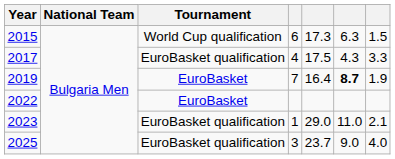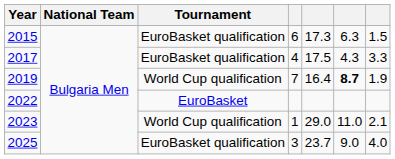(213, 36) World Cup qualification -> (213, 36) EuroBasket qualification
(213, 79) EuroBasket -> (213, 79) World Cup qualification
(213, 121) EuroBasket qualification -> (213, 121) World Cup qualification
